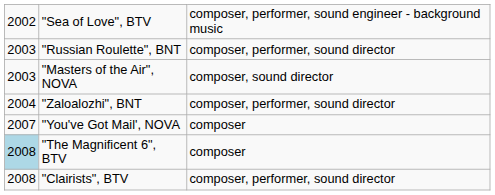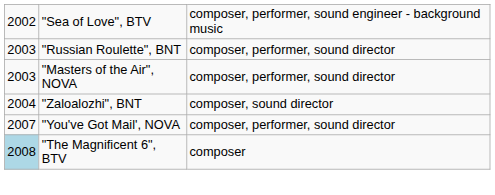(261, 76) composer, sound director -> (292, 76) composer, performer, sound director
(292, 104) composer, performer, sound director -> (261, 104) composer, sound director
(218, 124) composer -> (292, 124) composer, performer, sound director
- row: (85, 179)
